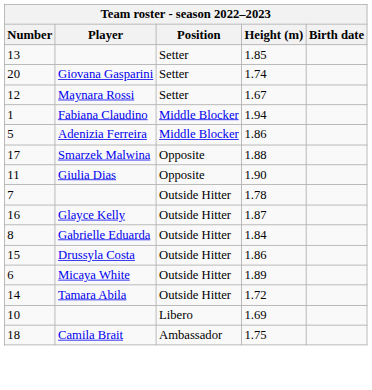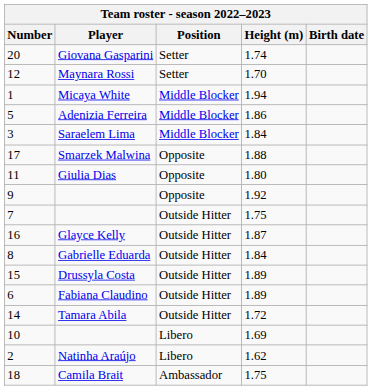- row: (14, 54)
(256, 94) 1.67 -> (256, 74) 1.70
(103, 114) Fabiana Claudino -> (94, 94) Micaya White
+ row: (10, 134)
(256, 174) 1.90 -> (256, 174) 1.80
+ row: (10, 194)
(256, 194) 1.78 -> (256, 214) 1.75
(256, 255) 1.86 -> (256, 275) 1.89
(94, 275) Micaya White -> (103, 295) Fabiana Claudino
+ row: (10, 355)
